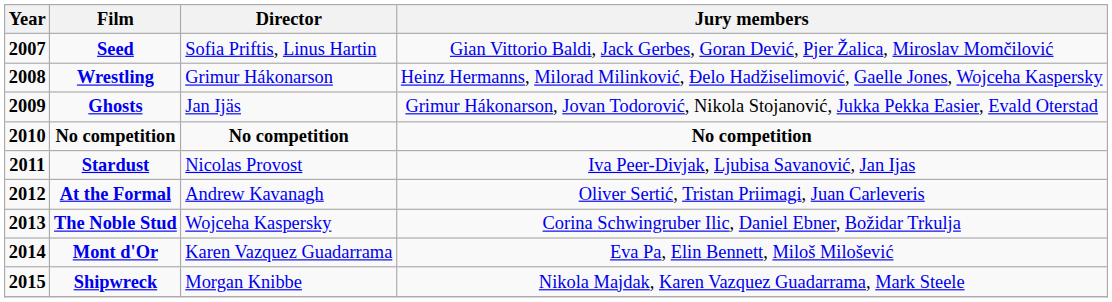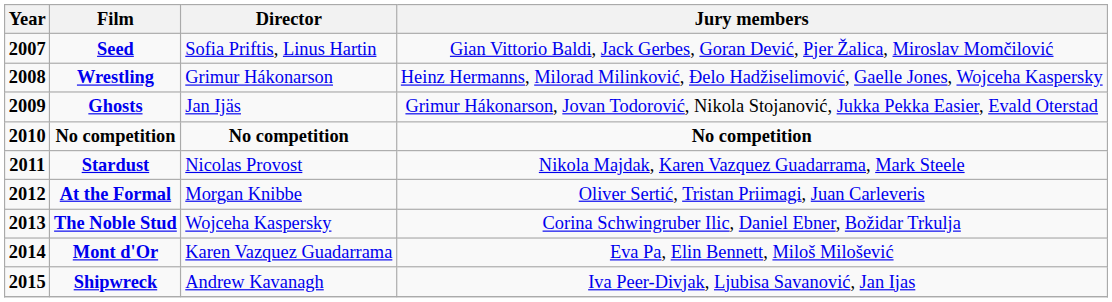(752, 164) Iva Peer-Divjak, Ljubisa Savanović, Jan Ijas -> (752, 164) Nikola Majdak, Karen Vazquez Guadarrama, Mark Steele
(255, 194) Andrew Kavanagh -> (244, 194) Morgan Knibbe
(244, 281) Morgan Knibbe -> (255, 281) Andrew Kavanagh
(752, 281) Nikola Majdak, Karen Vazquez Guadarrama, Mark Steele -> (752, 281) Iva Peer-Divjak, Ljubisa Savanović, Jan Ijas
